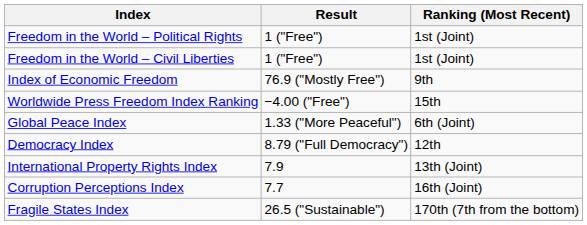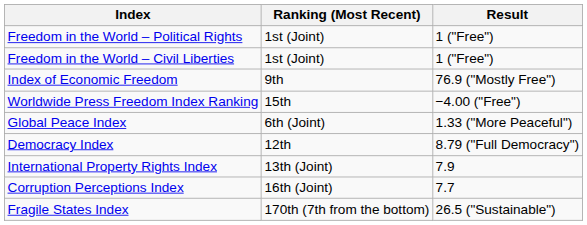columns swapped: (497, 15) <-> (336, 15)
